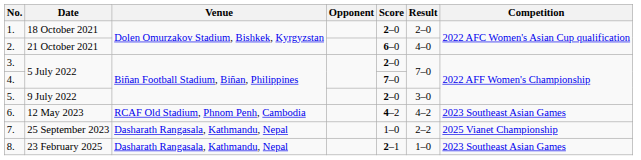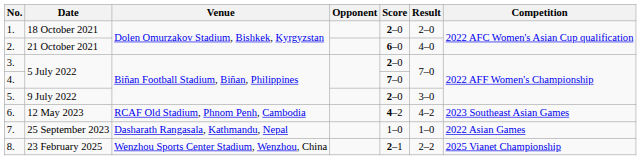(423, 130) 2–2 -> (426, 130) 1–0
(500, 130) 2025 Vianet Championship -> (486, 130) 2022 Asian Games
(201, 146) Dasharath Rangasala, Kathmandu, Nepal -> (221, 146) Wenzhou Sports Center Stadium, Wenzhou, China
(423, 146) 1–0 -> (426, 146) 2–2
(504, 146) 2023 Southeast Asian Games -> (503, 146) 2025 Vianet Championship
